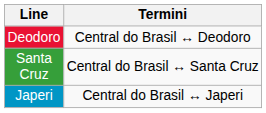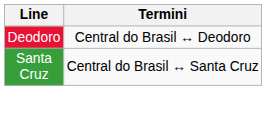- row: (34, 96)
